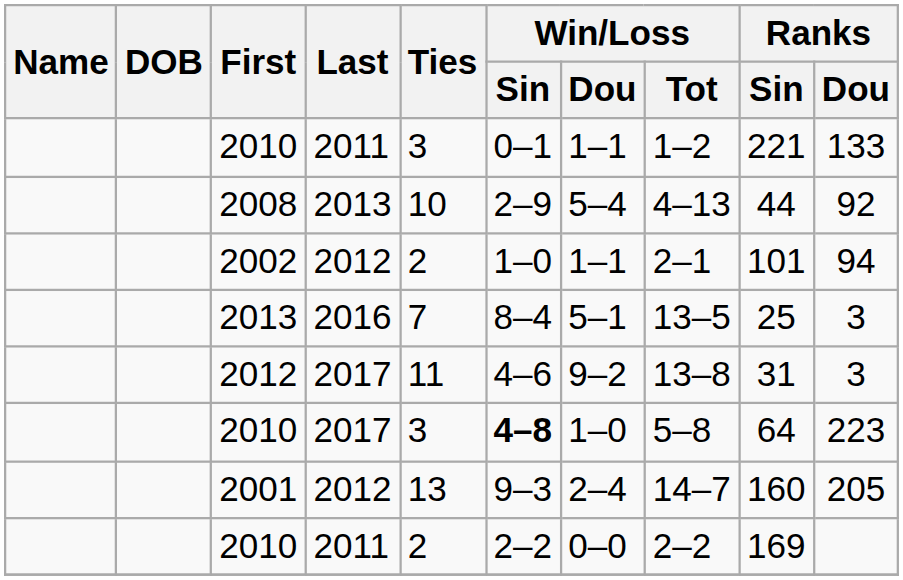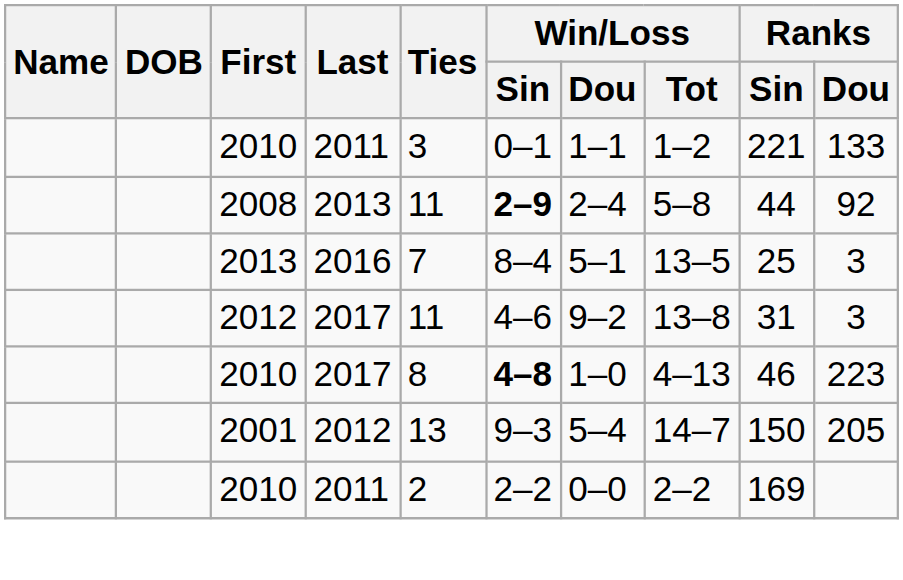(427, 203) 10 -> (426, 203) 11
(523, 203) normal -> (523, 203) bold
(598, 203) 5–4 -> (598, 203) 2–4
(692, 203) 4–13 -> (682, 203) 5–8
- row: (258, 260)
(418, 430) 3 -> (418, 374) 8
(682, 430) 5–8 -> (692, 374) 4–13
(776, 430) 64 -> (776, 374) 46
(598, 487) 2–4 -> (598, 430) 5–4
(776, 487) 160 -> (776, 430) 150
